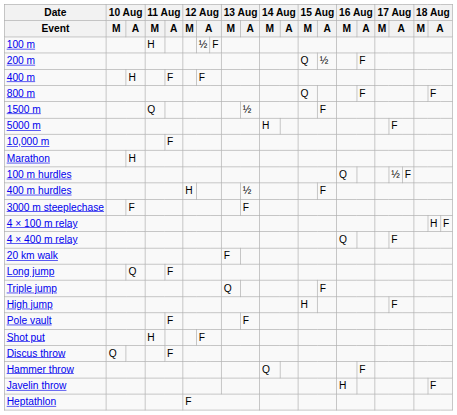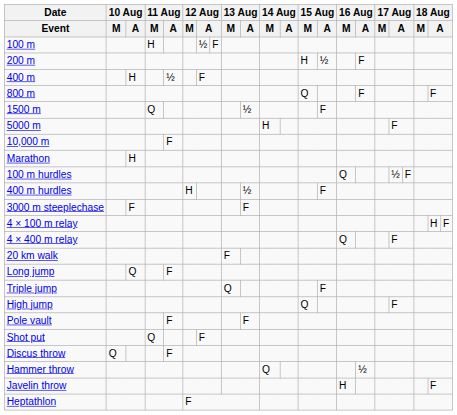(305, 61) Q -> (304, 61) H
(170, 77) F -> (170, 77) ½
(304, 304) H -> (305, 304) Q
(151, 337) H -> (151, 337) Q
(362, 369) F -> (363, 369) ½
